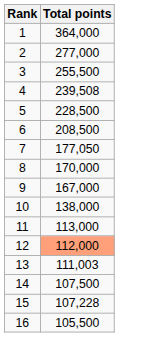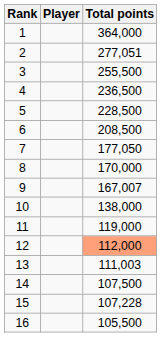+ column: (61, 14)
(77, 52) 277,000 -> (120, 52) 277,051
(77, 91) 239,508 -> (120, 91) 236,500
(77, 187) 167,000 -> (120, 187) 167,007
(77, 226) 113,000 -> (120, 226) 119,000
